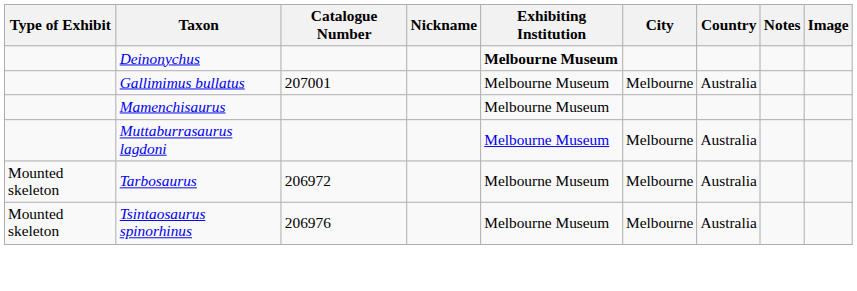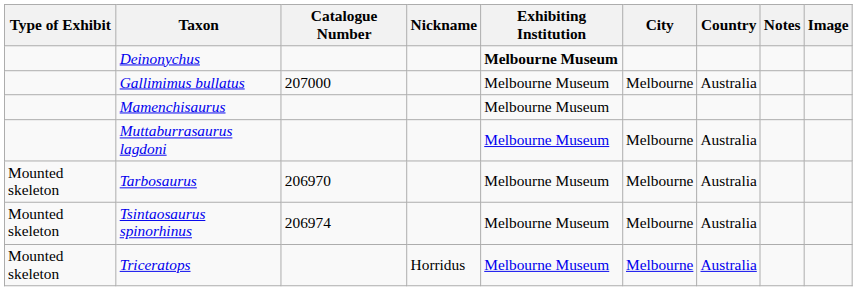(308, 82) 207001 -> (308, 82) 207000
(308, 181) 206972 -> (308, 181) 206970
(308, 223) 206976 -> (308, 223) 206974
+ row: (155, 264)
